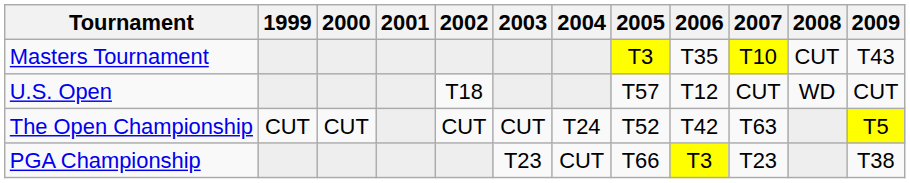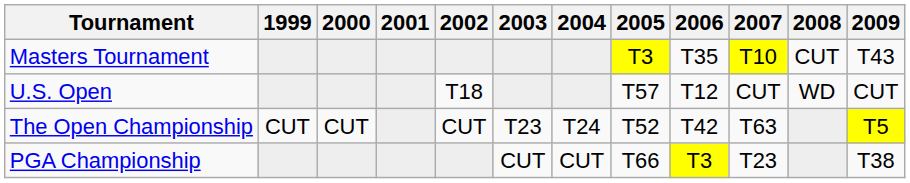(523, 126) CUT -> (523, 126) T23
(523, 161) T23 -> (523, 161) CUT
